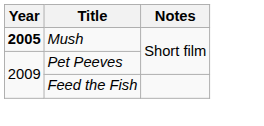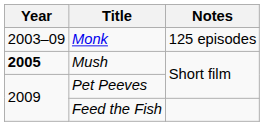+ row: (90, 39)
